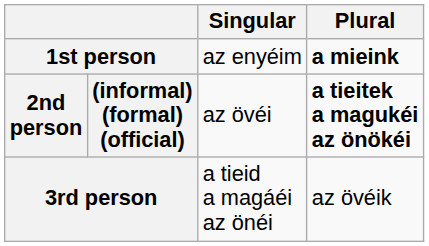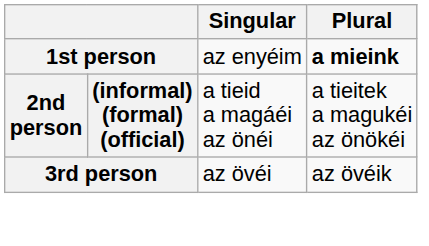(237, 115) az övéi -> (247, 115) a tieid a magáéi az önéi
(365, 115) bold -> (362, 115) normal
(247, 198) a tieid a magáéi az önéi -> (237, 174) az övéi
